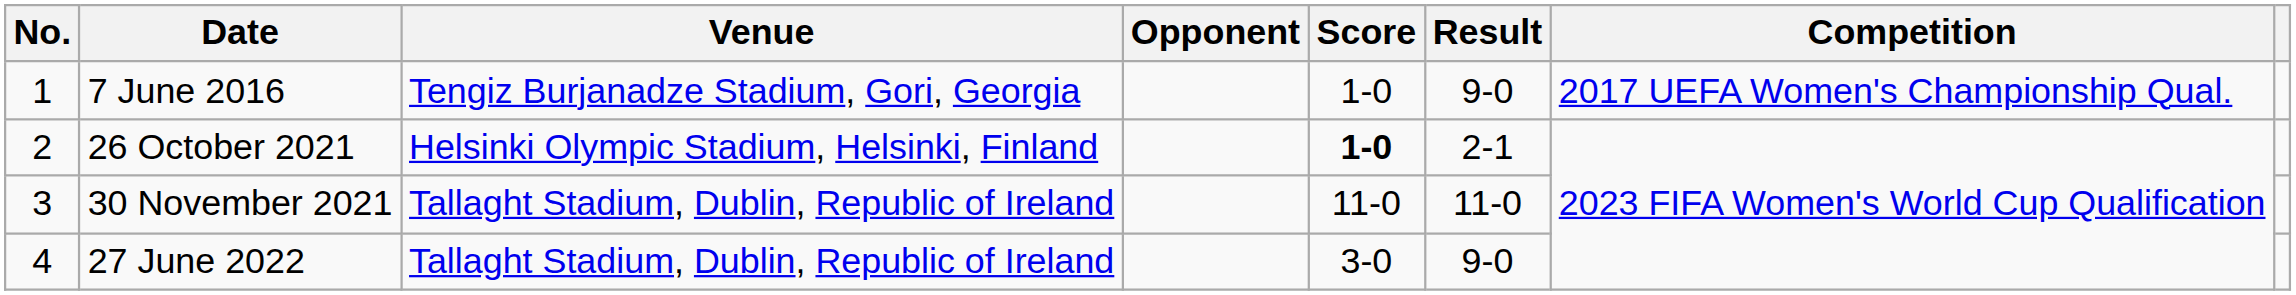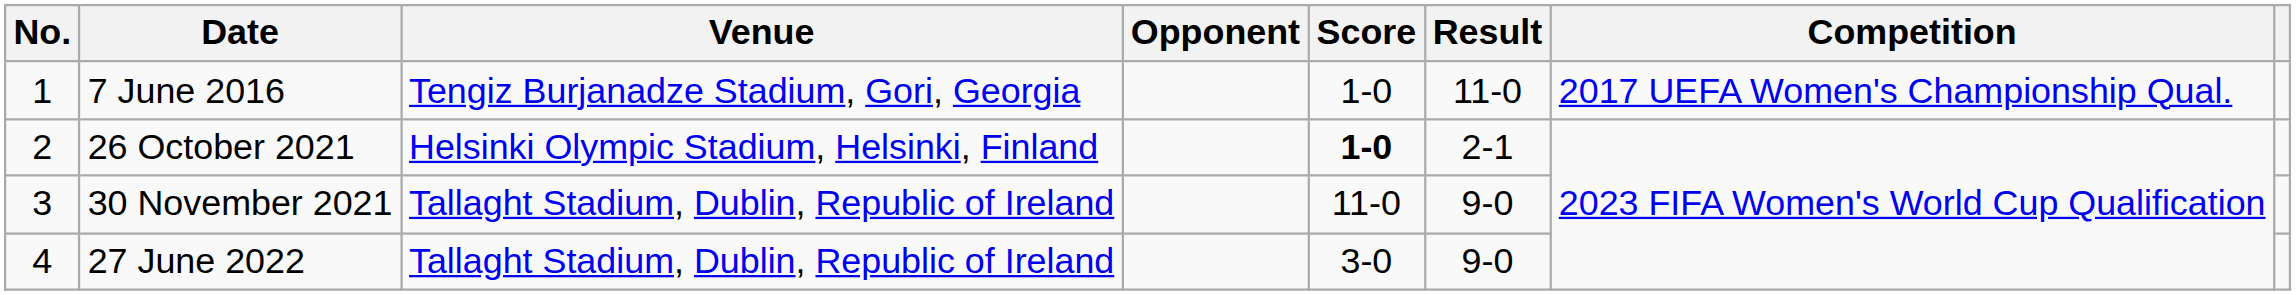(1487, 89) 9-0 -> (1487, 89) 11-0
(1487, 203) 11-0 -> (1487, 203) 9-0
